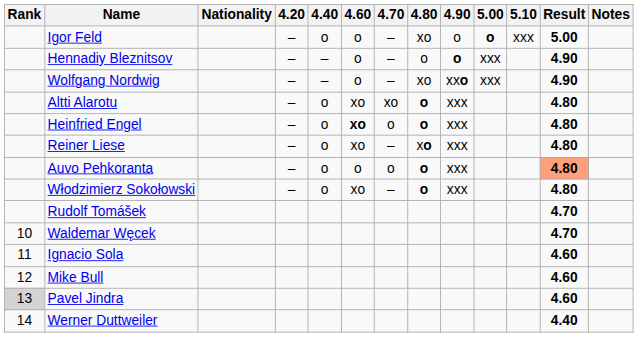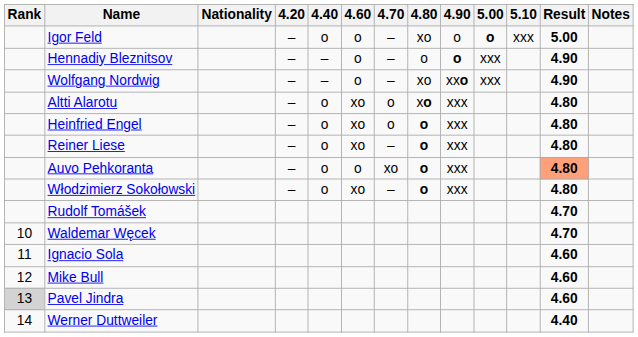(391, 102) xo -> (391, 102) o
(424, 102) o -> (424, 102) xo
(358, 124) bold -> (358, 124) normal
(424, 146) xo -> (424, 146) o
(391, 168) o -> (391, 168) xo
